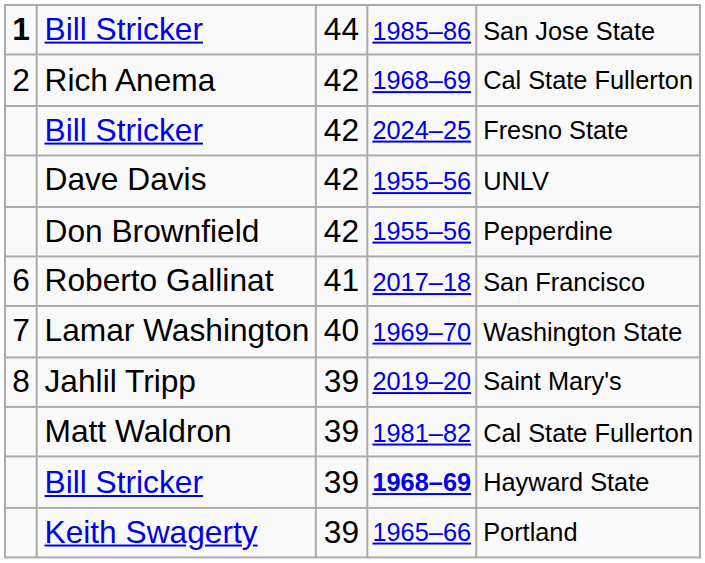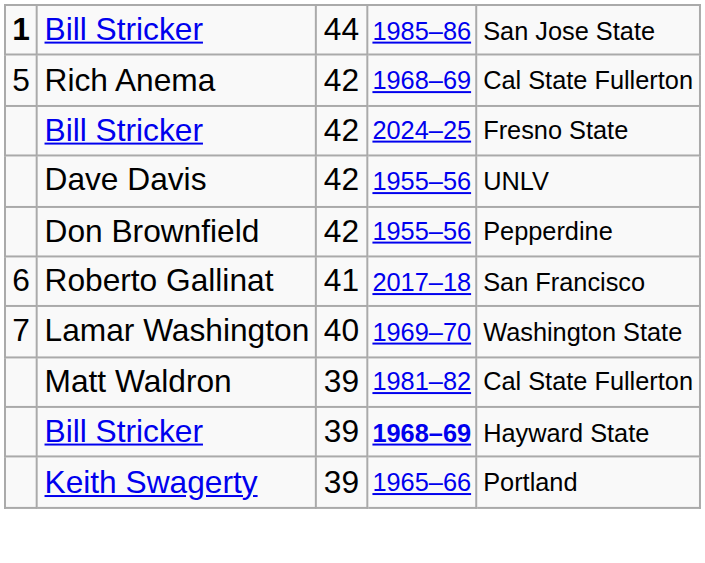(21, 79) 2 -> (21, 79) 5
- row: (120, 381)
